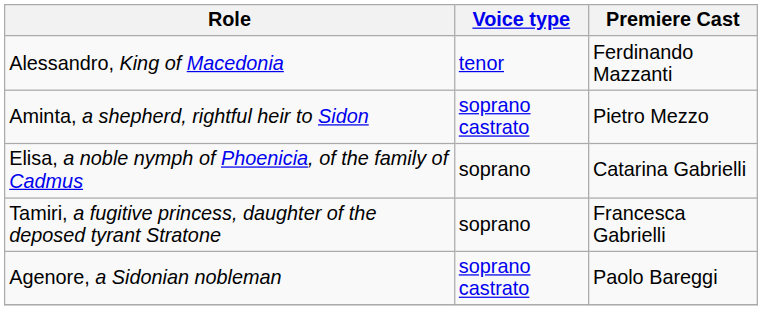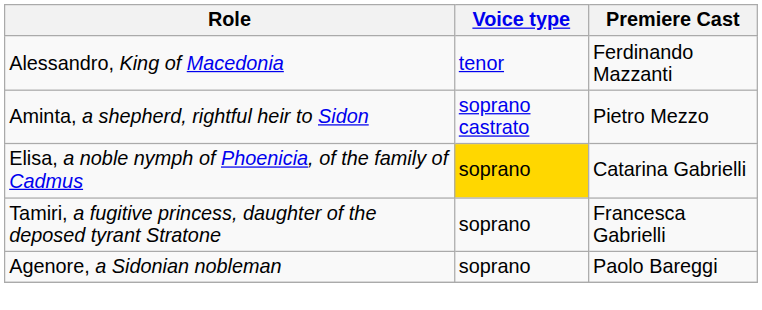(495, 170) no background -> (495, 170) gold background
(495, 277) soprano castrato -> (495, 266) soprano
